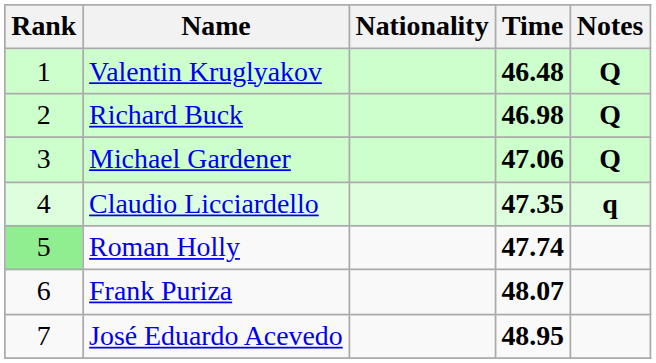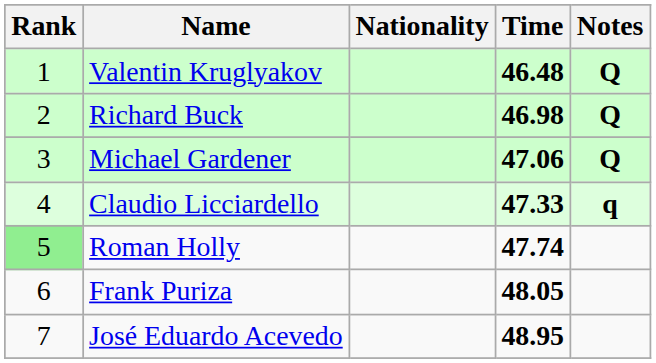(533, 203) 47.35 -> (533, 203) 47.33
(533, 291) 48.07 -> (533, 291) 48.05
